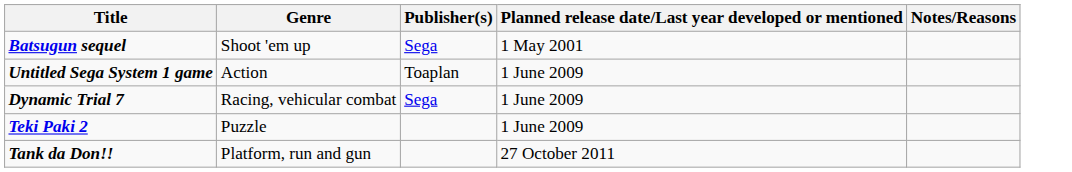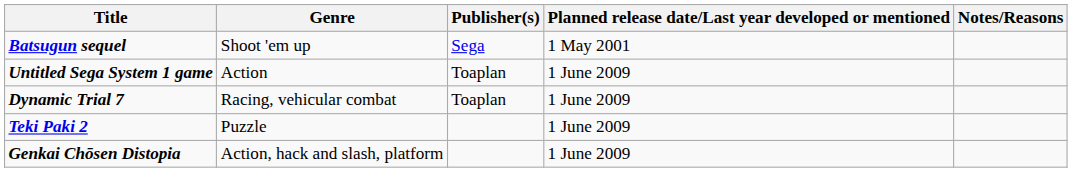(421, 99) Sega -> (479, 99) Toaplan
+ row: (95, 153)
- row: (61, 153)
